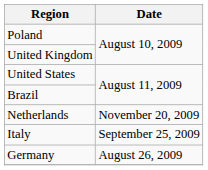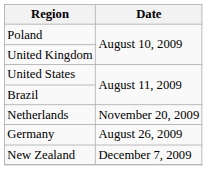- row: (19, 134)
+ row: (41, 154)
